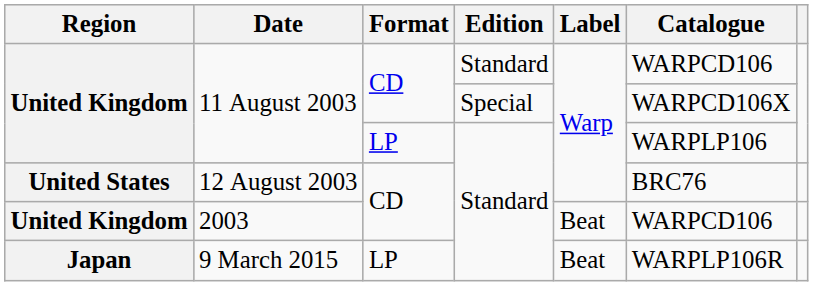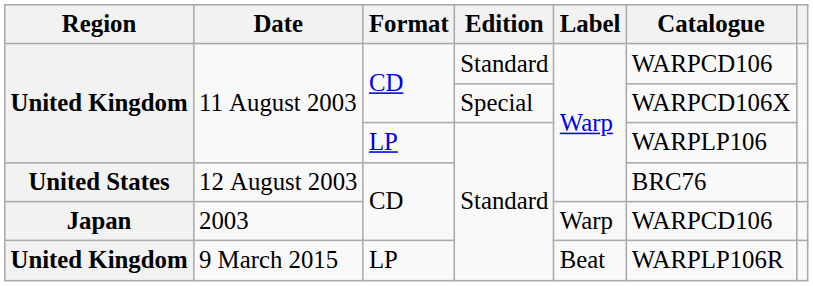(99, 220) United Kingdom -> (99, 220) Japan
(583, 220) Beat -> (586, 220) Warp
(99, 260) Japan -> (99, 260) United Kingdom
